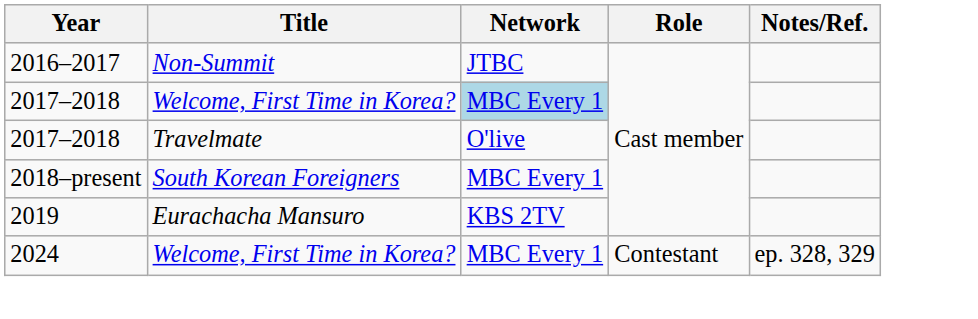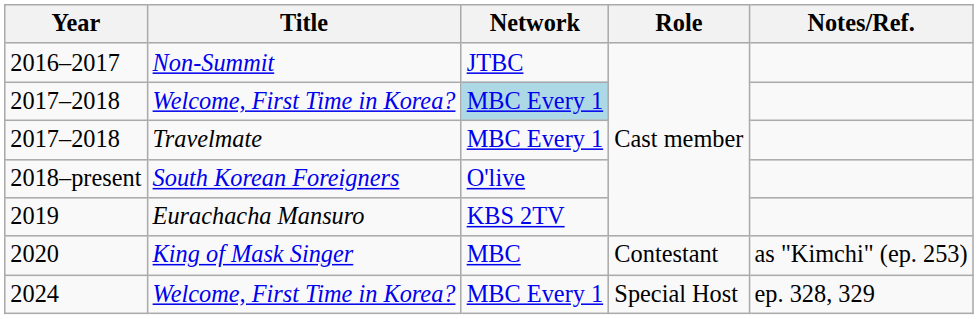(496, 139) O'live -> (535, 139) MBC Every 1
(535, 178) MBC Every 1 -> (496, 178) O'live
+ row: (35, 255)
(666, 255) Contestant -> (676, 293) Special Host
